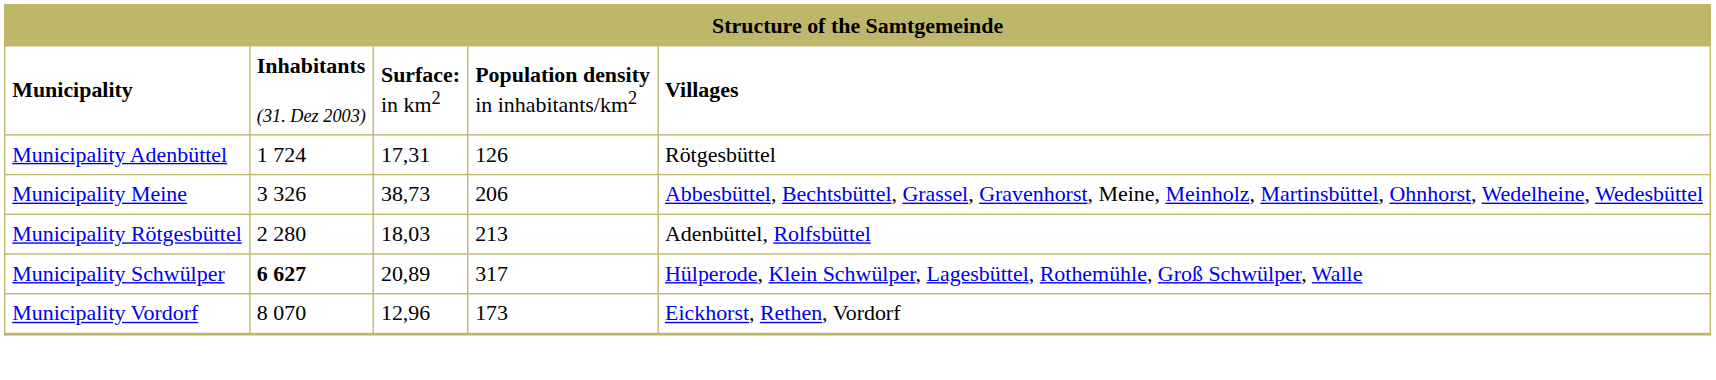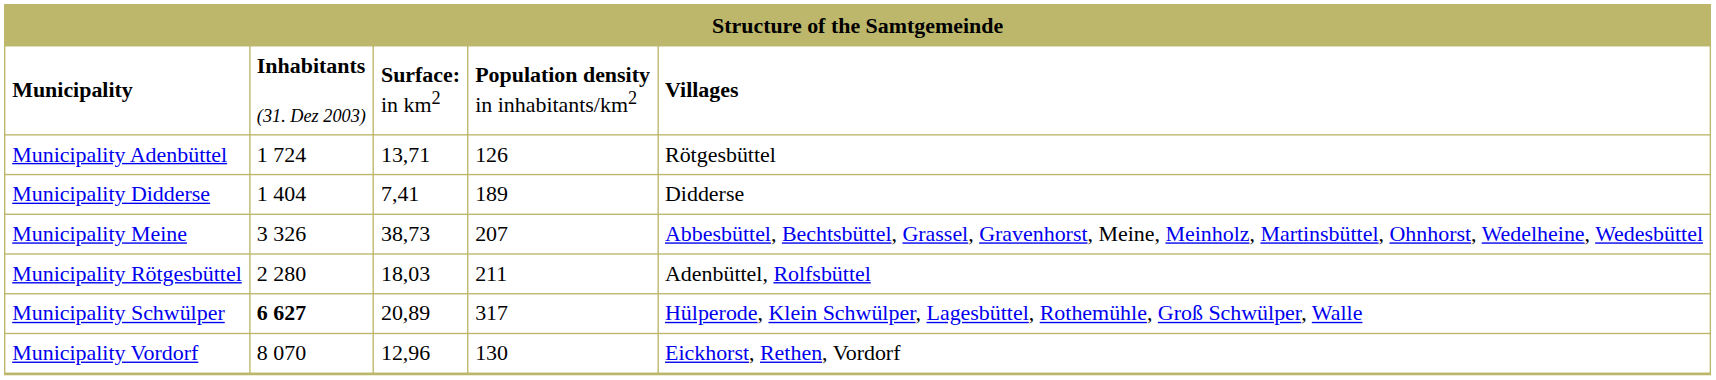(406, 154) 17,31 -> (406, 154) 13,71
+ row: (111, 194)
(492, 194) 206 -> (492, 233) 207
(492, 233) 213 -> (491, 273) 211
(492, 313) 173 -> (492, 353) 130
